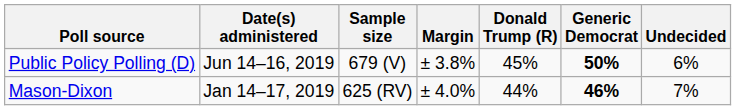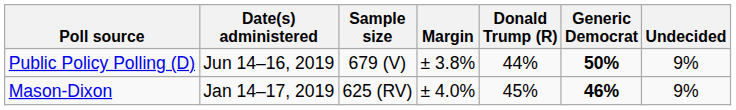(520, 63) 45% -> (520, 63) 44%
(686, 63) 6% -> (686, 63) 9%
(520, 91) 44% -> (520, 91) 45%
(686, 91) 7% -> (686, 91) 9%
